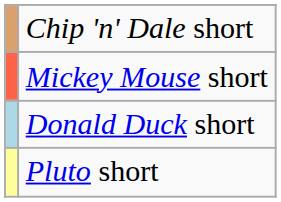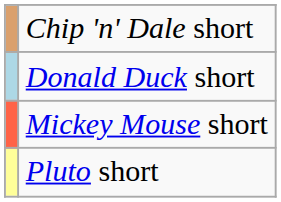rows swapped: (140, 123) <-> (147, 76)
